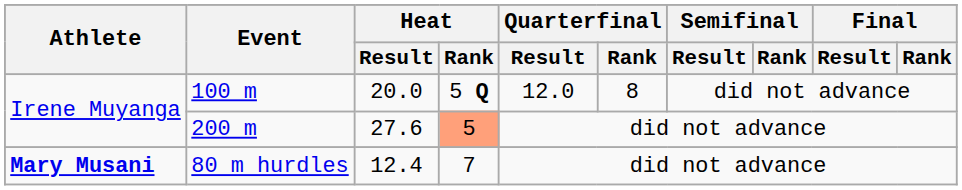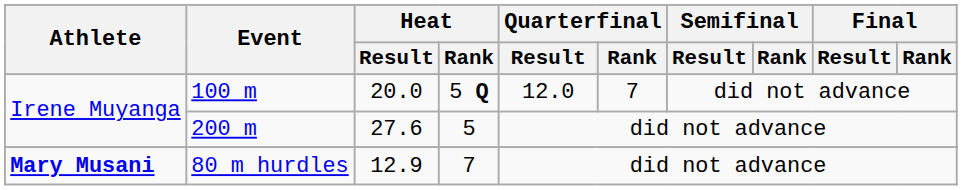(632, 92) 8 -> (632, 92) 7
(469, 129) lightsalmon background -> (469, 129) no background
(396, 166) 12.4 -> (396, 166) 12.9
